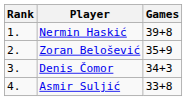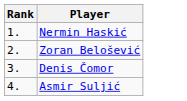- column: (162, 14)
